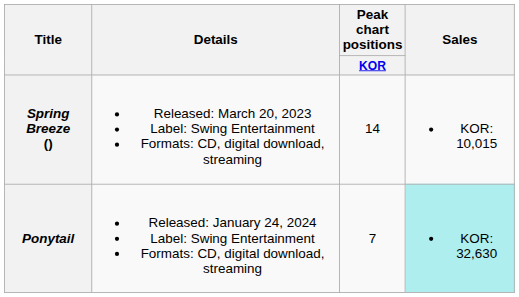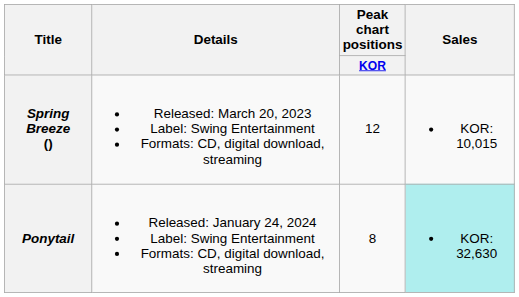(373, 129) 14 -> (373, 129) 12
(373, 238) 7 -> (373, 238) 8
